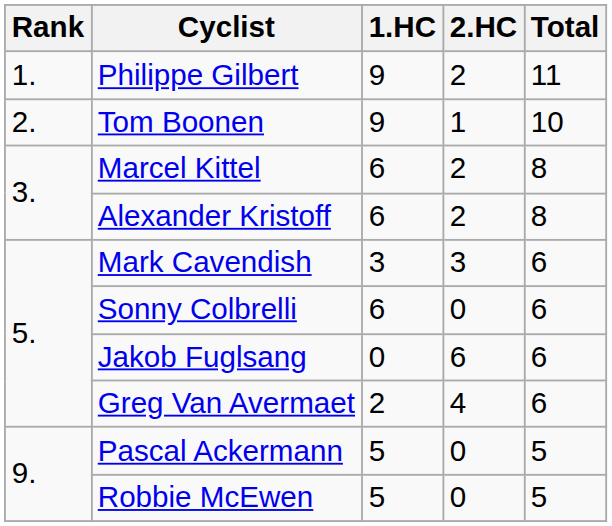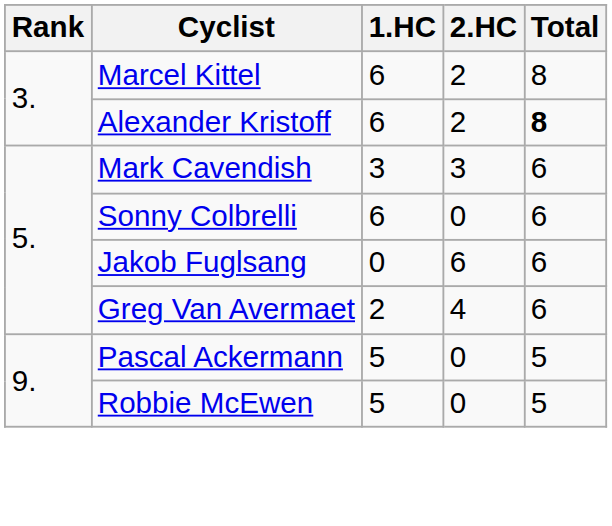- row: (198, 74)
- row: (181, 121)
(539, 215) normal -> (539, 121) bold
